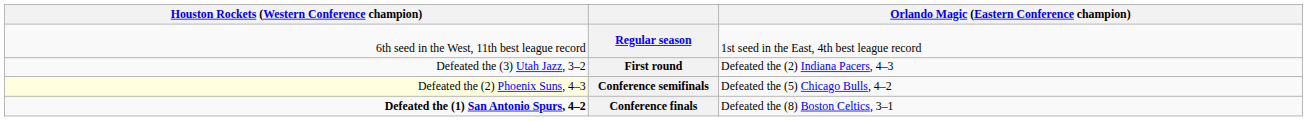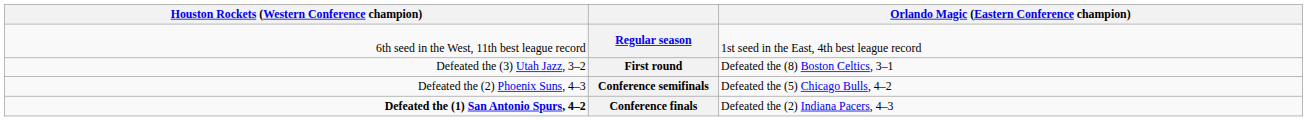(807, 67) Defeated the (2) Indiana Pacers, 4–3 -> (807, 67) Defeated the (8) Boston Celtics, 3–1
(502, 86) lightyellow background -> (502, 86) no background
(807, 106) Defeated the (8) Boston Celtics, 3–1 -> (807, 106) Defeated the (2) Indiana Pacers, 4–3
